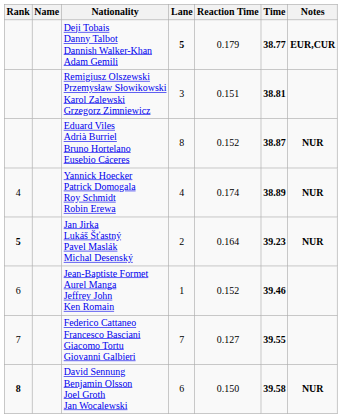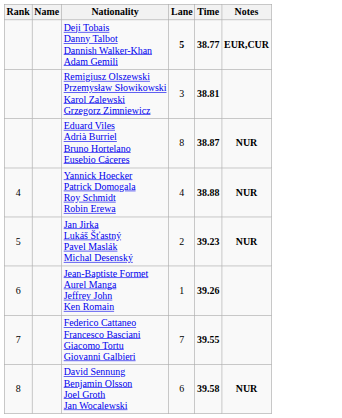- column: (228, 12)
(274, 192) 38.89 -> (208, 192) 38.88
(18, 241) bold -> (18, 241) normal
(274, 290) 39.46 -> (208, 290) 39.26
(18, 389) bold -> (18, 389) normal
